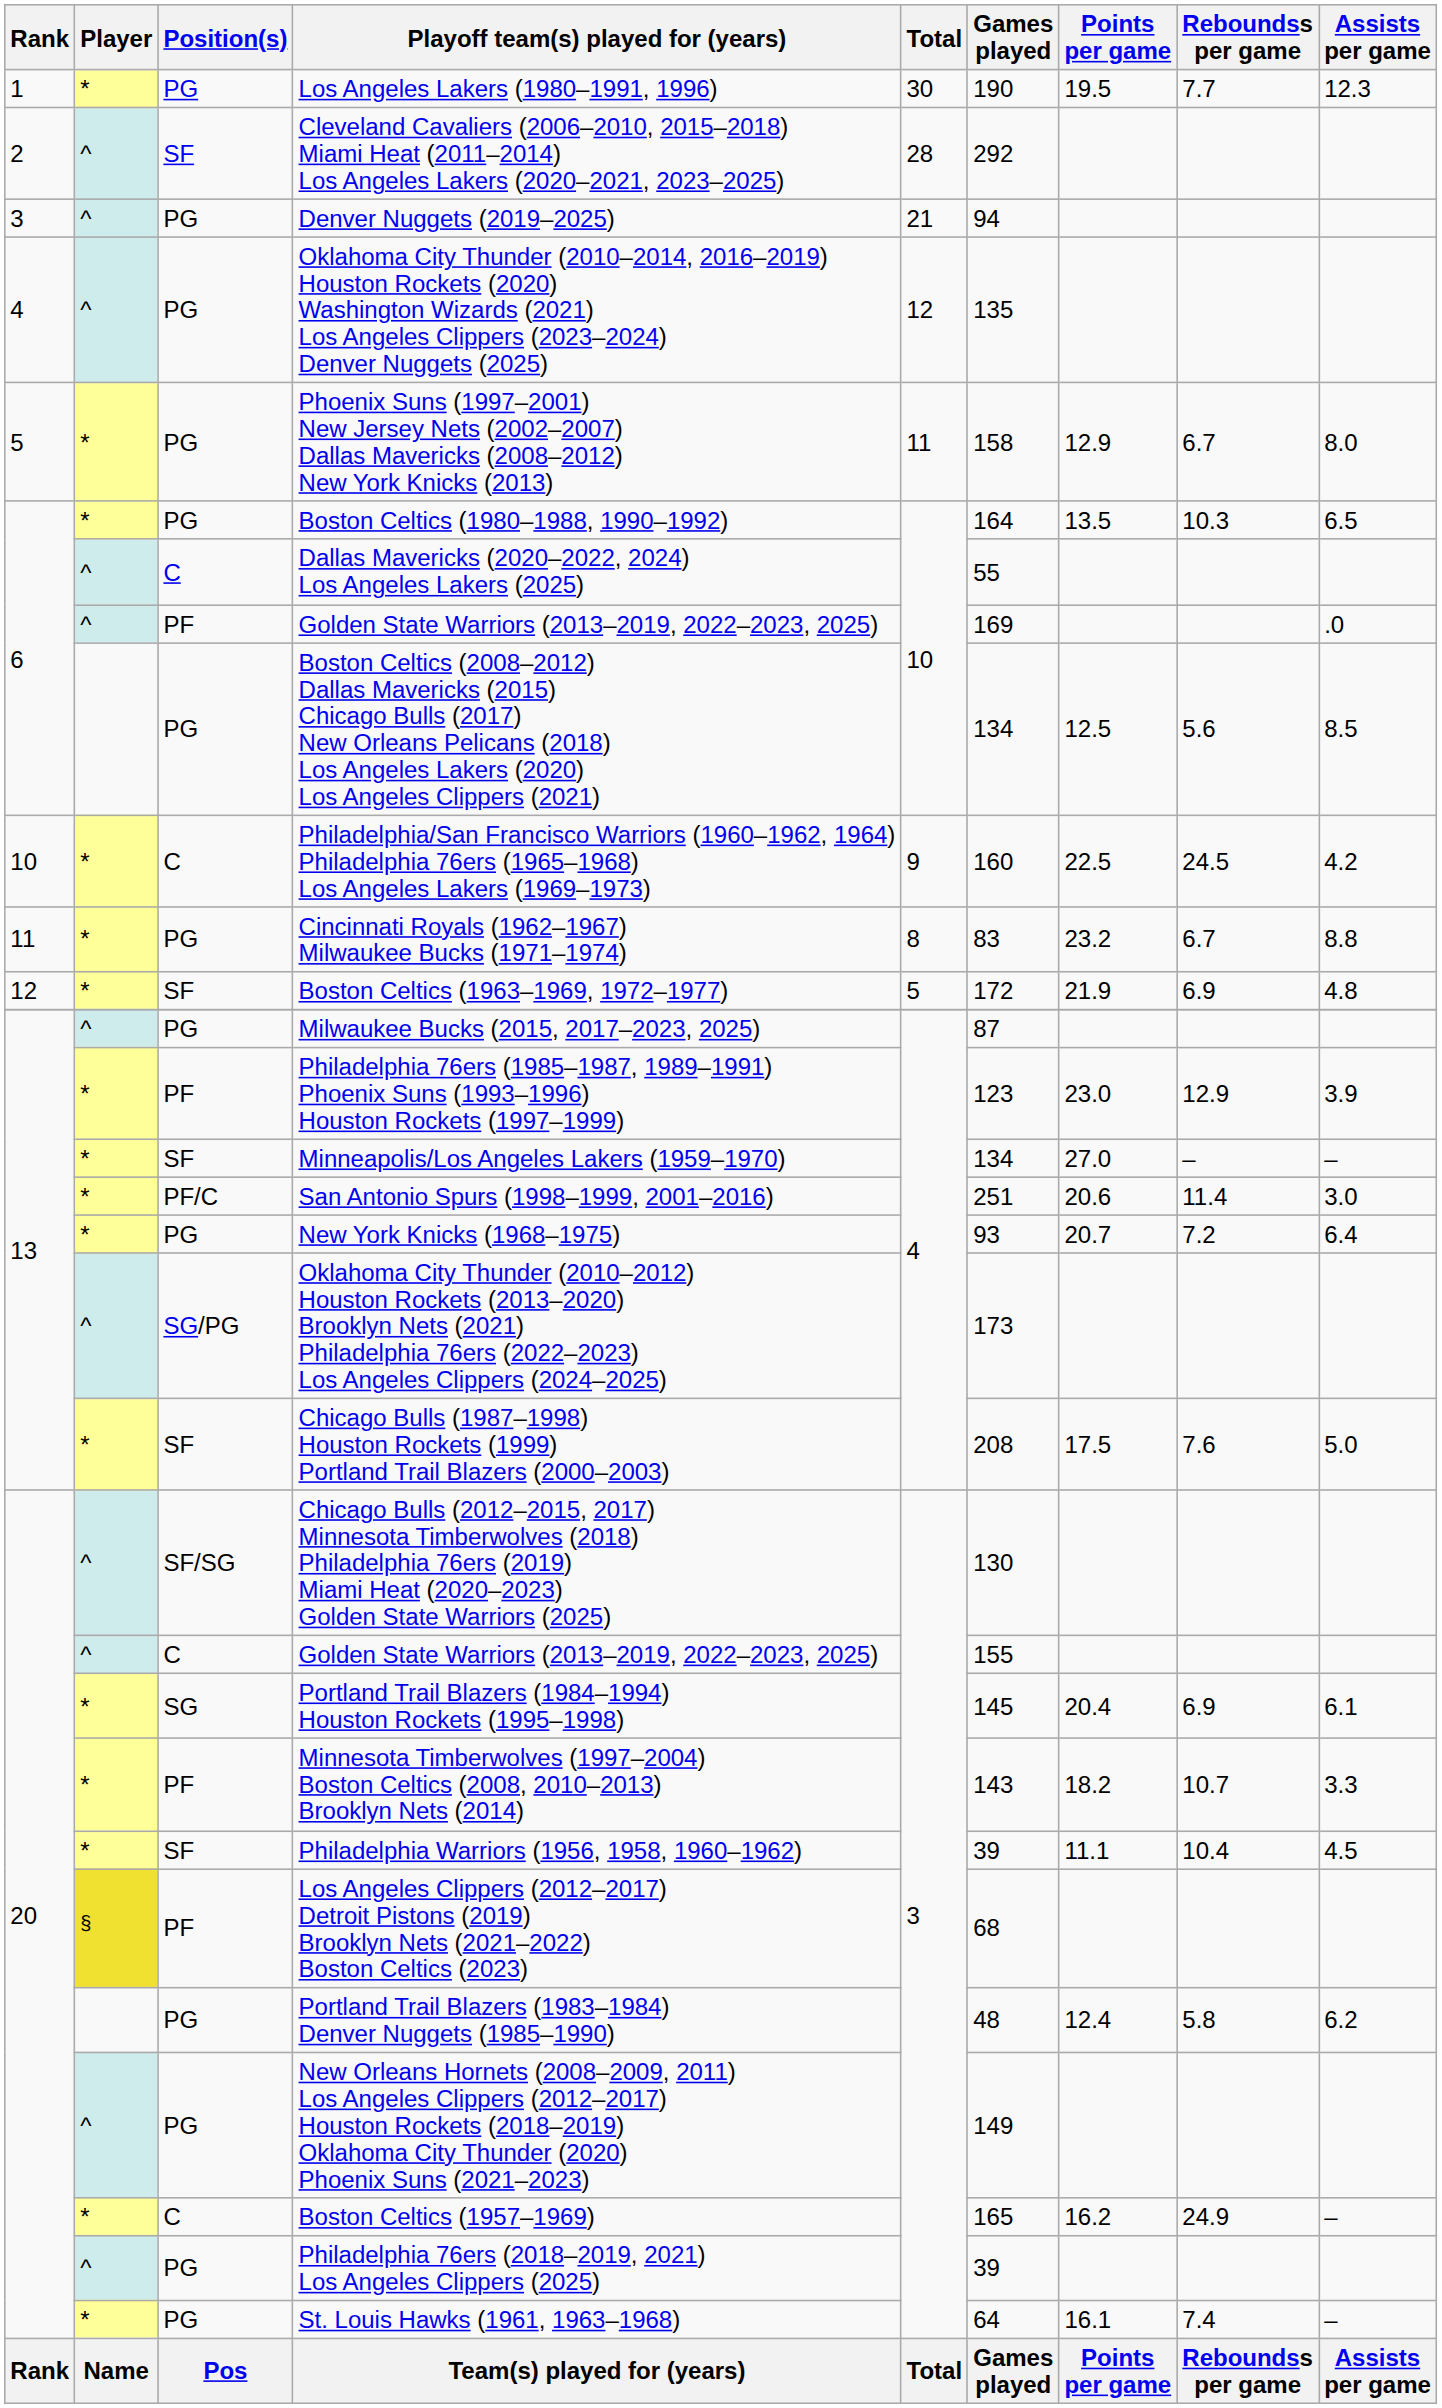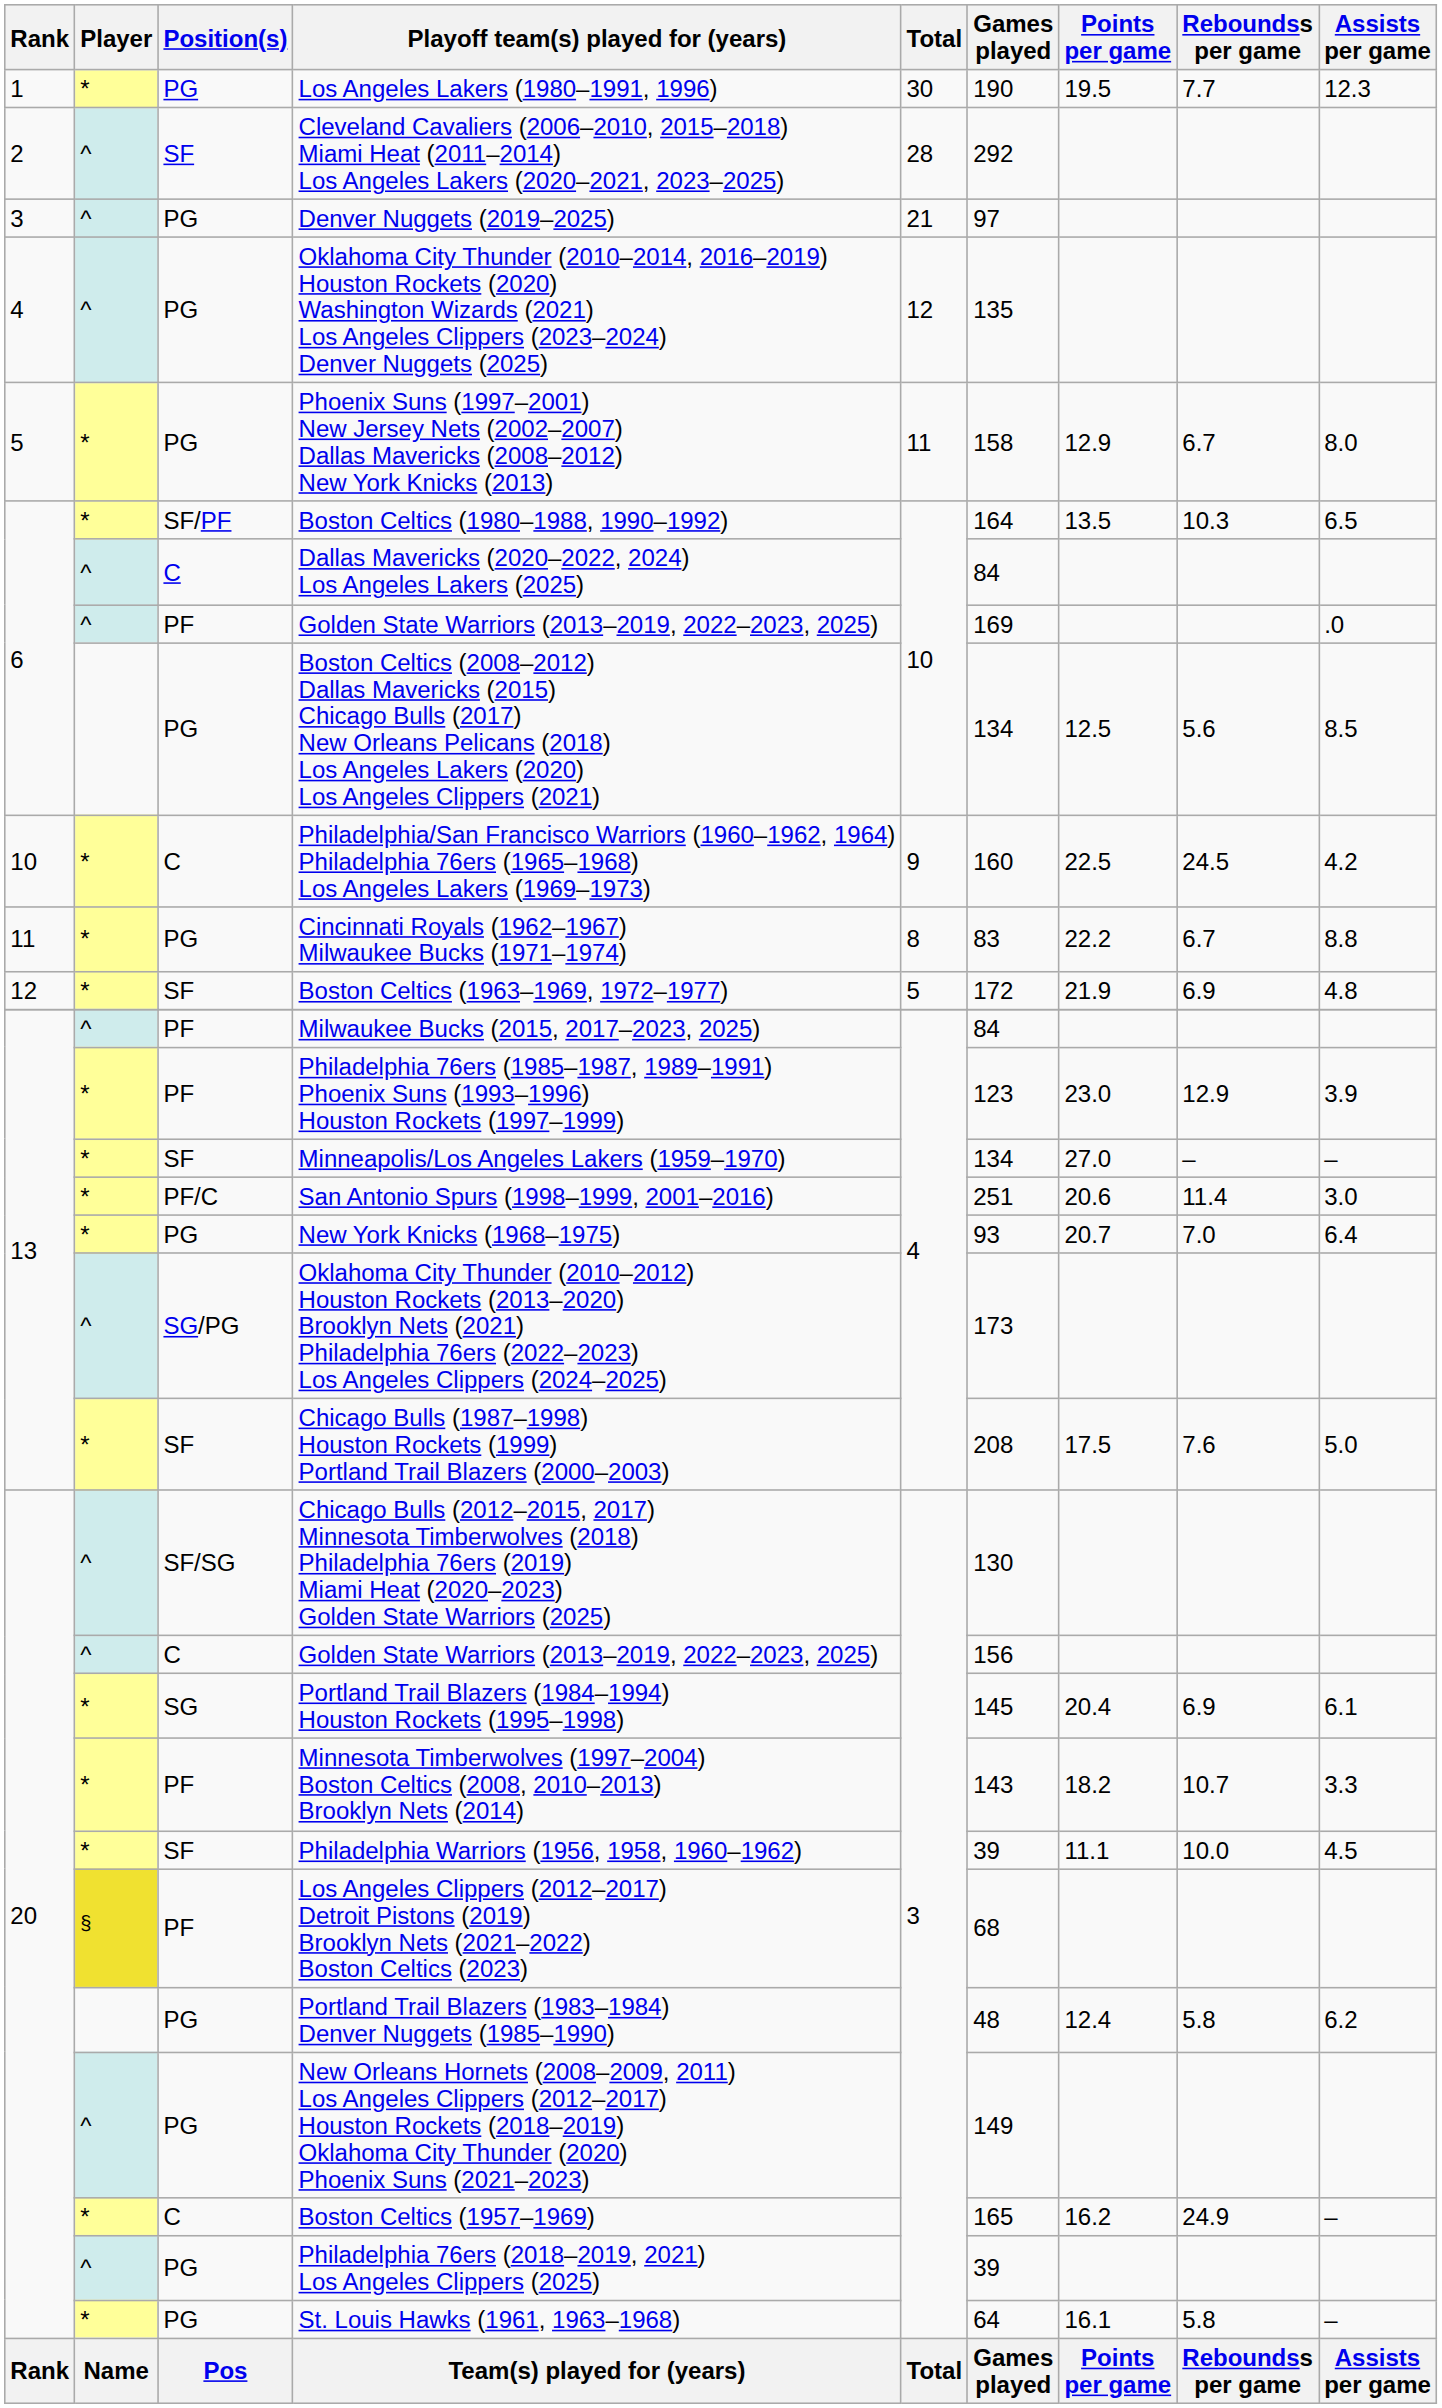(987, 219) 94 -> (987, 219) 97
(181, 521) PG -> (197, 521) SF/PF
(987, 572) 55 -> (987, 572) 84
(1088, 939) 23.2 -> (1088, 939) 22.2
(181, 1029) PG -> (179, 1029) PF
(987, 1029) 87 -> (987, 1029) 84
(1199, 1234) 7.2 -> (1199, 1234) 7.0
(993, 1655) 155 -> (993, 1655) 156
(1206, 1850) 10.4 -> (1206, 1850) 10.0
(1199, 2320) 7.4 -> (1199, 2320) 5.8
